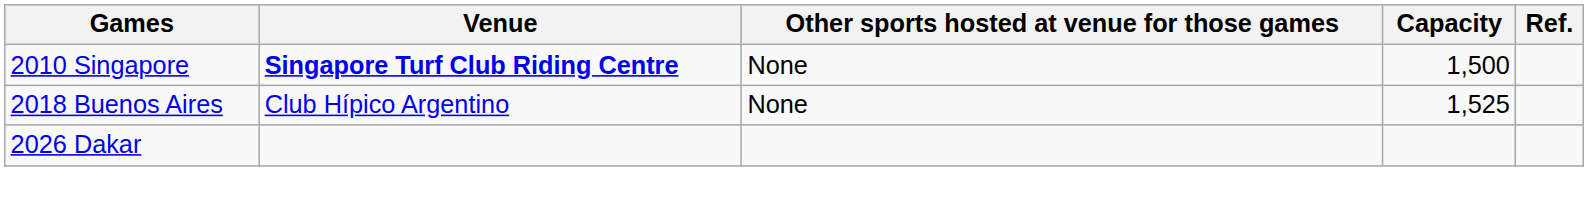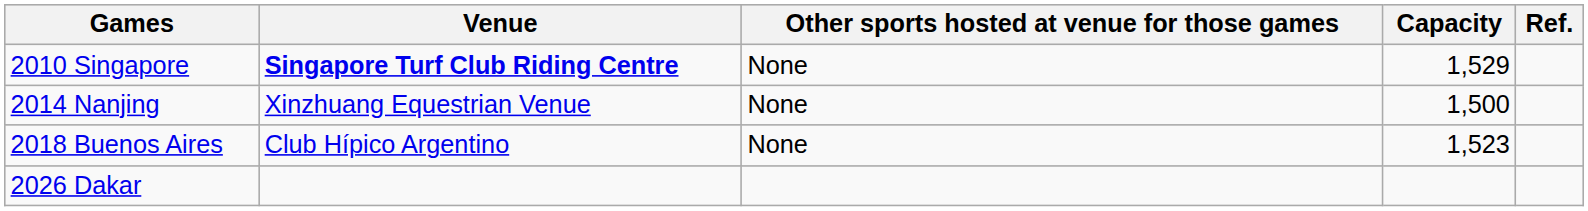(1478, 64) 1,500 -> (1478, 64) 1,529
+ row: (85, 104)
(1478, 104) 1,525 -> (1478, 144) 1,523
